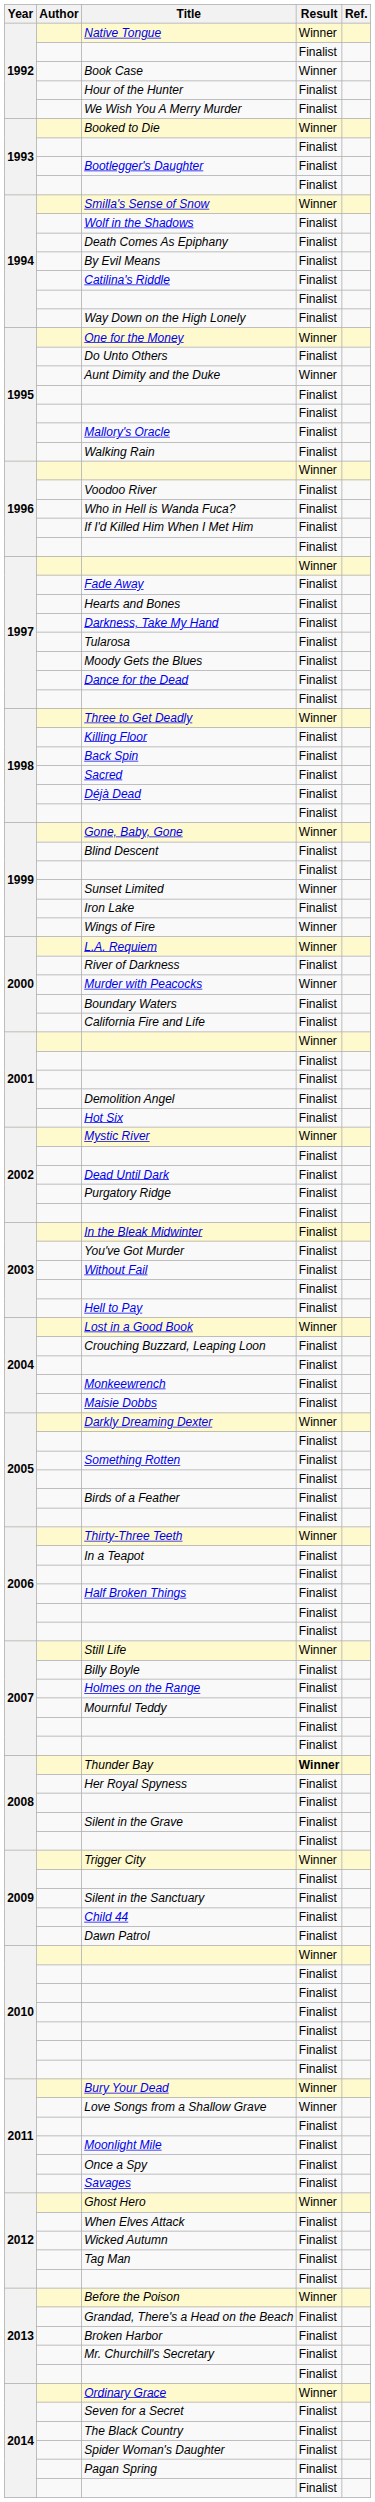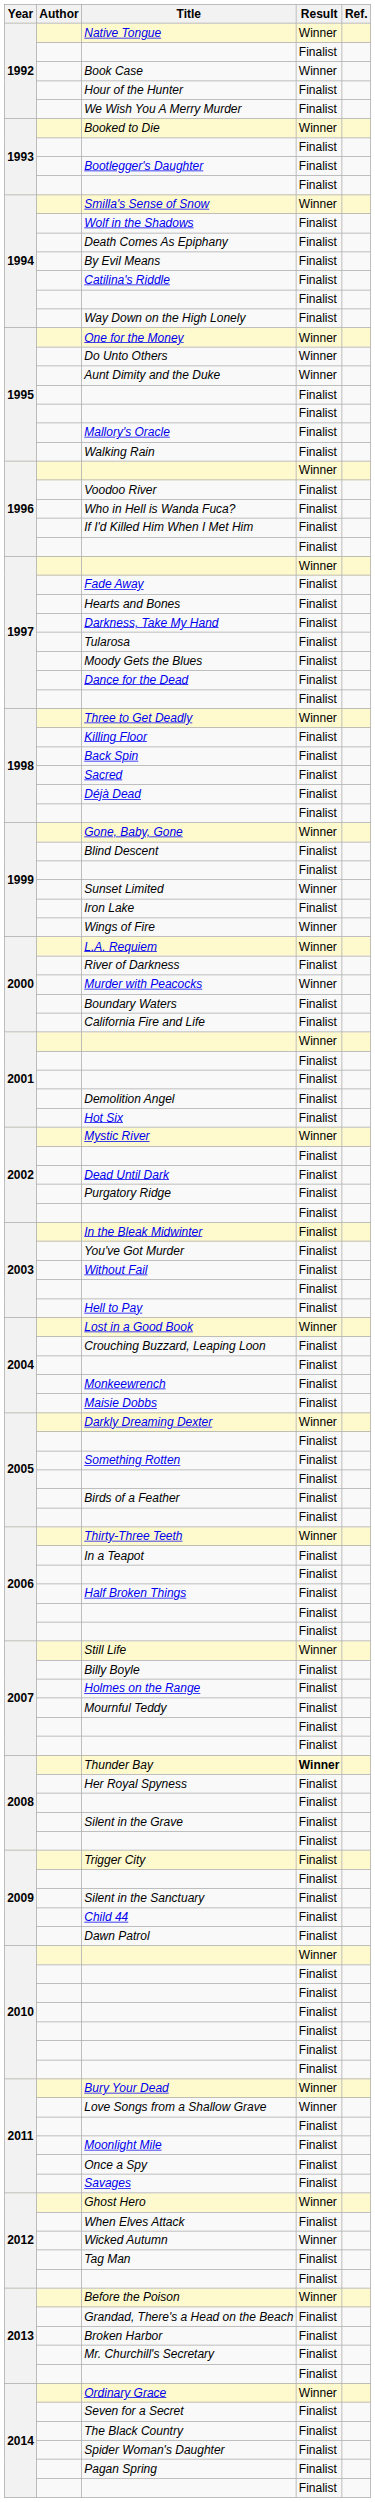(318, 356) Finalist -> (318, 356) Winner
(318, 1860) Winner -> (318, 1860) Finalist
(318, 2240) Finalist -> (318, 2240) Winner
